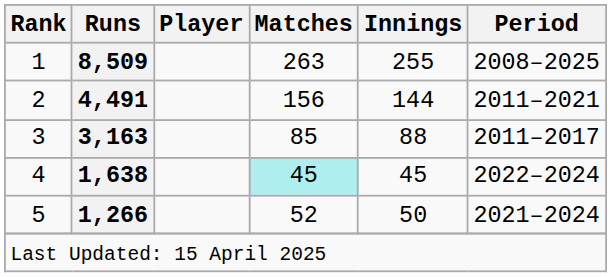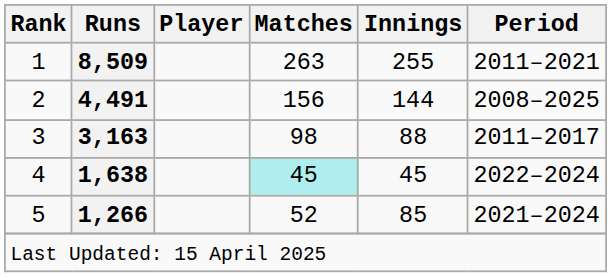(537, 62) 2008–2025 -> (537, 62) 2011–2021
(537, 100) 2011–2021 -> (537, 100) 2008–2025
(304, 138) 85 -> (304, 138) 98
(413, 215) 50 -> (413, 215) 85
